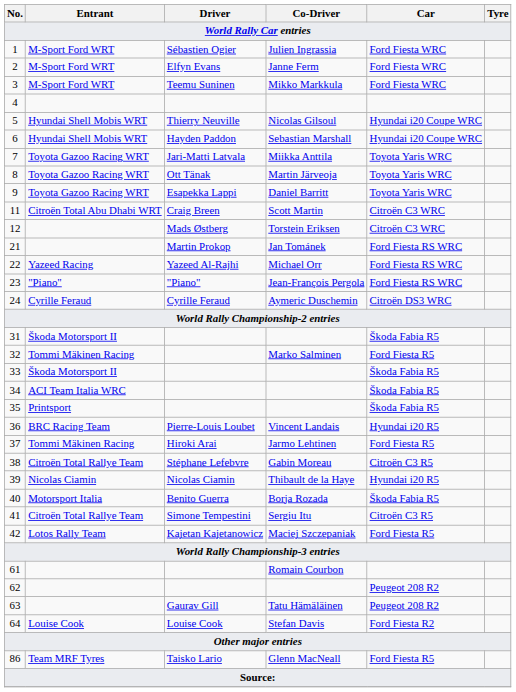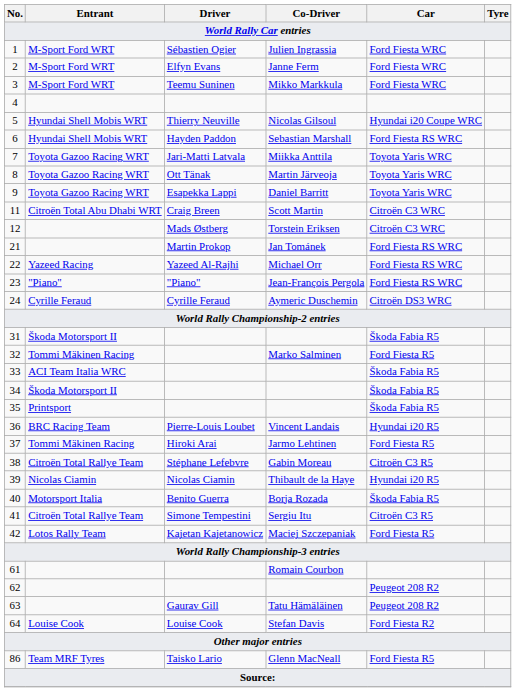(426, 138) Hyundai i20 Coupe WRC -> (416, 138) Ford Fiesta RS WRC
(73, 372) Škoda Motorsport II -> (77, 372) ACI Team Italia WRC
(77, 390) ACI Team Italia WRC -> (73, 390) Škoda Motorsport II
